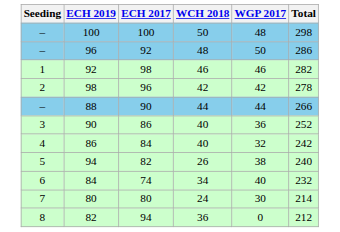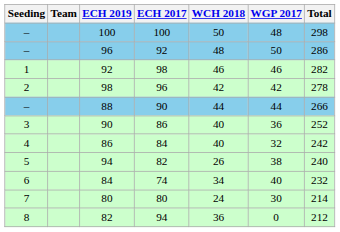+ column: (64, 14)
